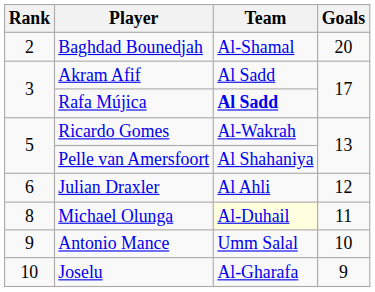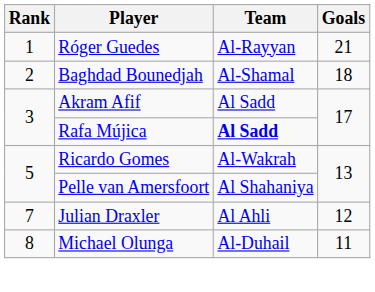+ row: (109, 46)
(344, 46) 20 -> (344, 74) 18
(29, 187) 6 -> (29, 215) 7
(253, 215) lightyellow background -> (253, 243) no background
- row: (114, 243)
- row: (81, 272)
